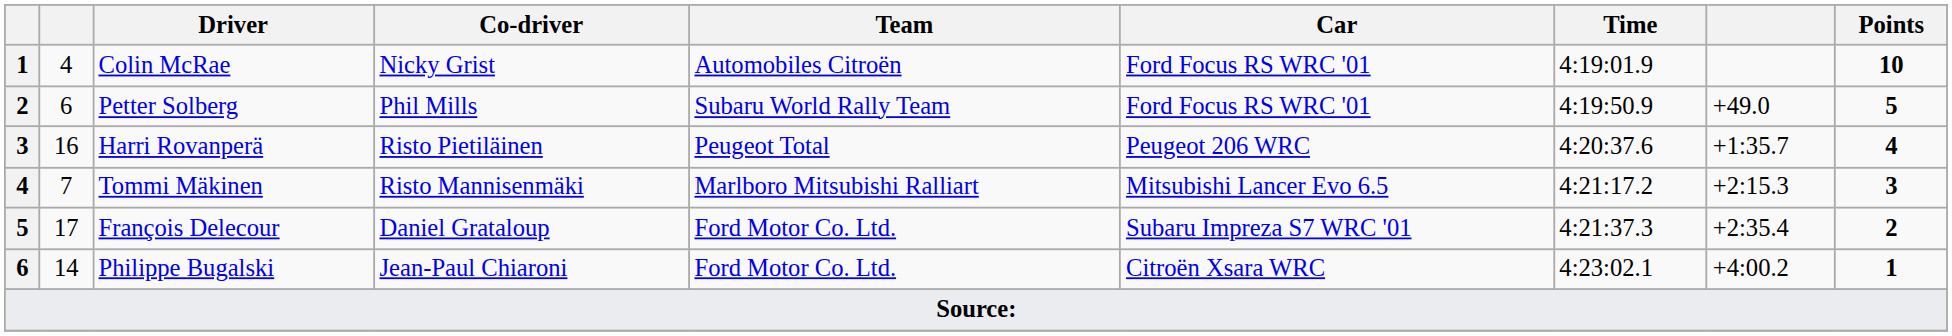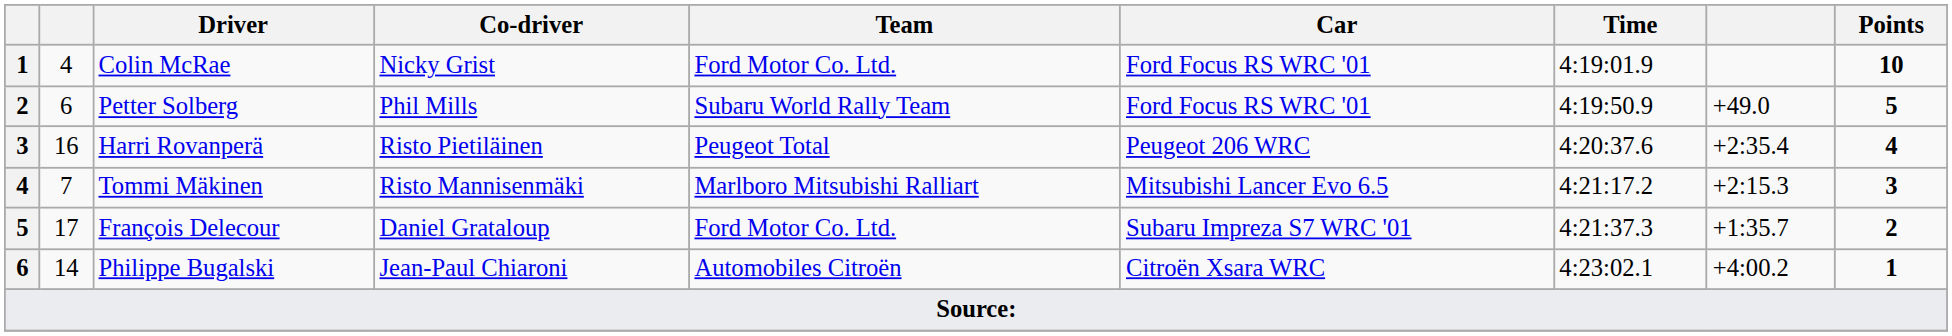(798, 65) Automobiles Citroën -> (795, 65) Ford Motor Co. Ltd.
(1751, 146) +1:35.7 -> (1751, 146) +2:35.4
(1751, 227) +2:35.4 -> (1751, 227) +1:35.7
(795, 268) Ford Motor Co. Ltd. -> (798, 268) Automobiles Citroën
